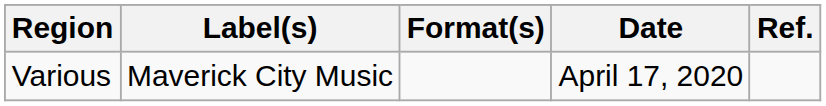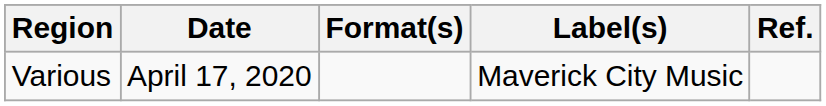columns swapped: (651, 28) <-> (260, 28)
